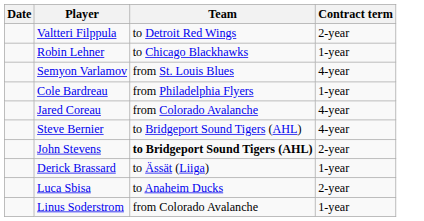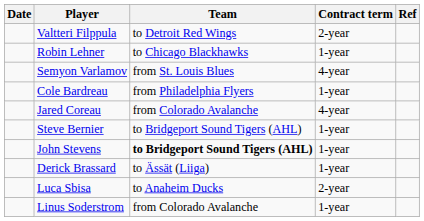+ column: (408, 14)
(334, 129) 4-year -> (334, 129) 1-year
(334, 149) 2-year -> (334, 149) 1-year
